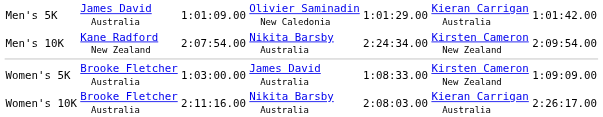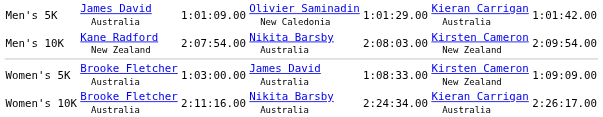(396, 43) 2:24:34.00 -> (396, 43) 2:08:03.00
(396, 103) 2:08:03.00 -> (396, 103) 2:24:34.00
